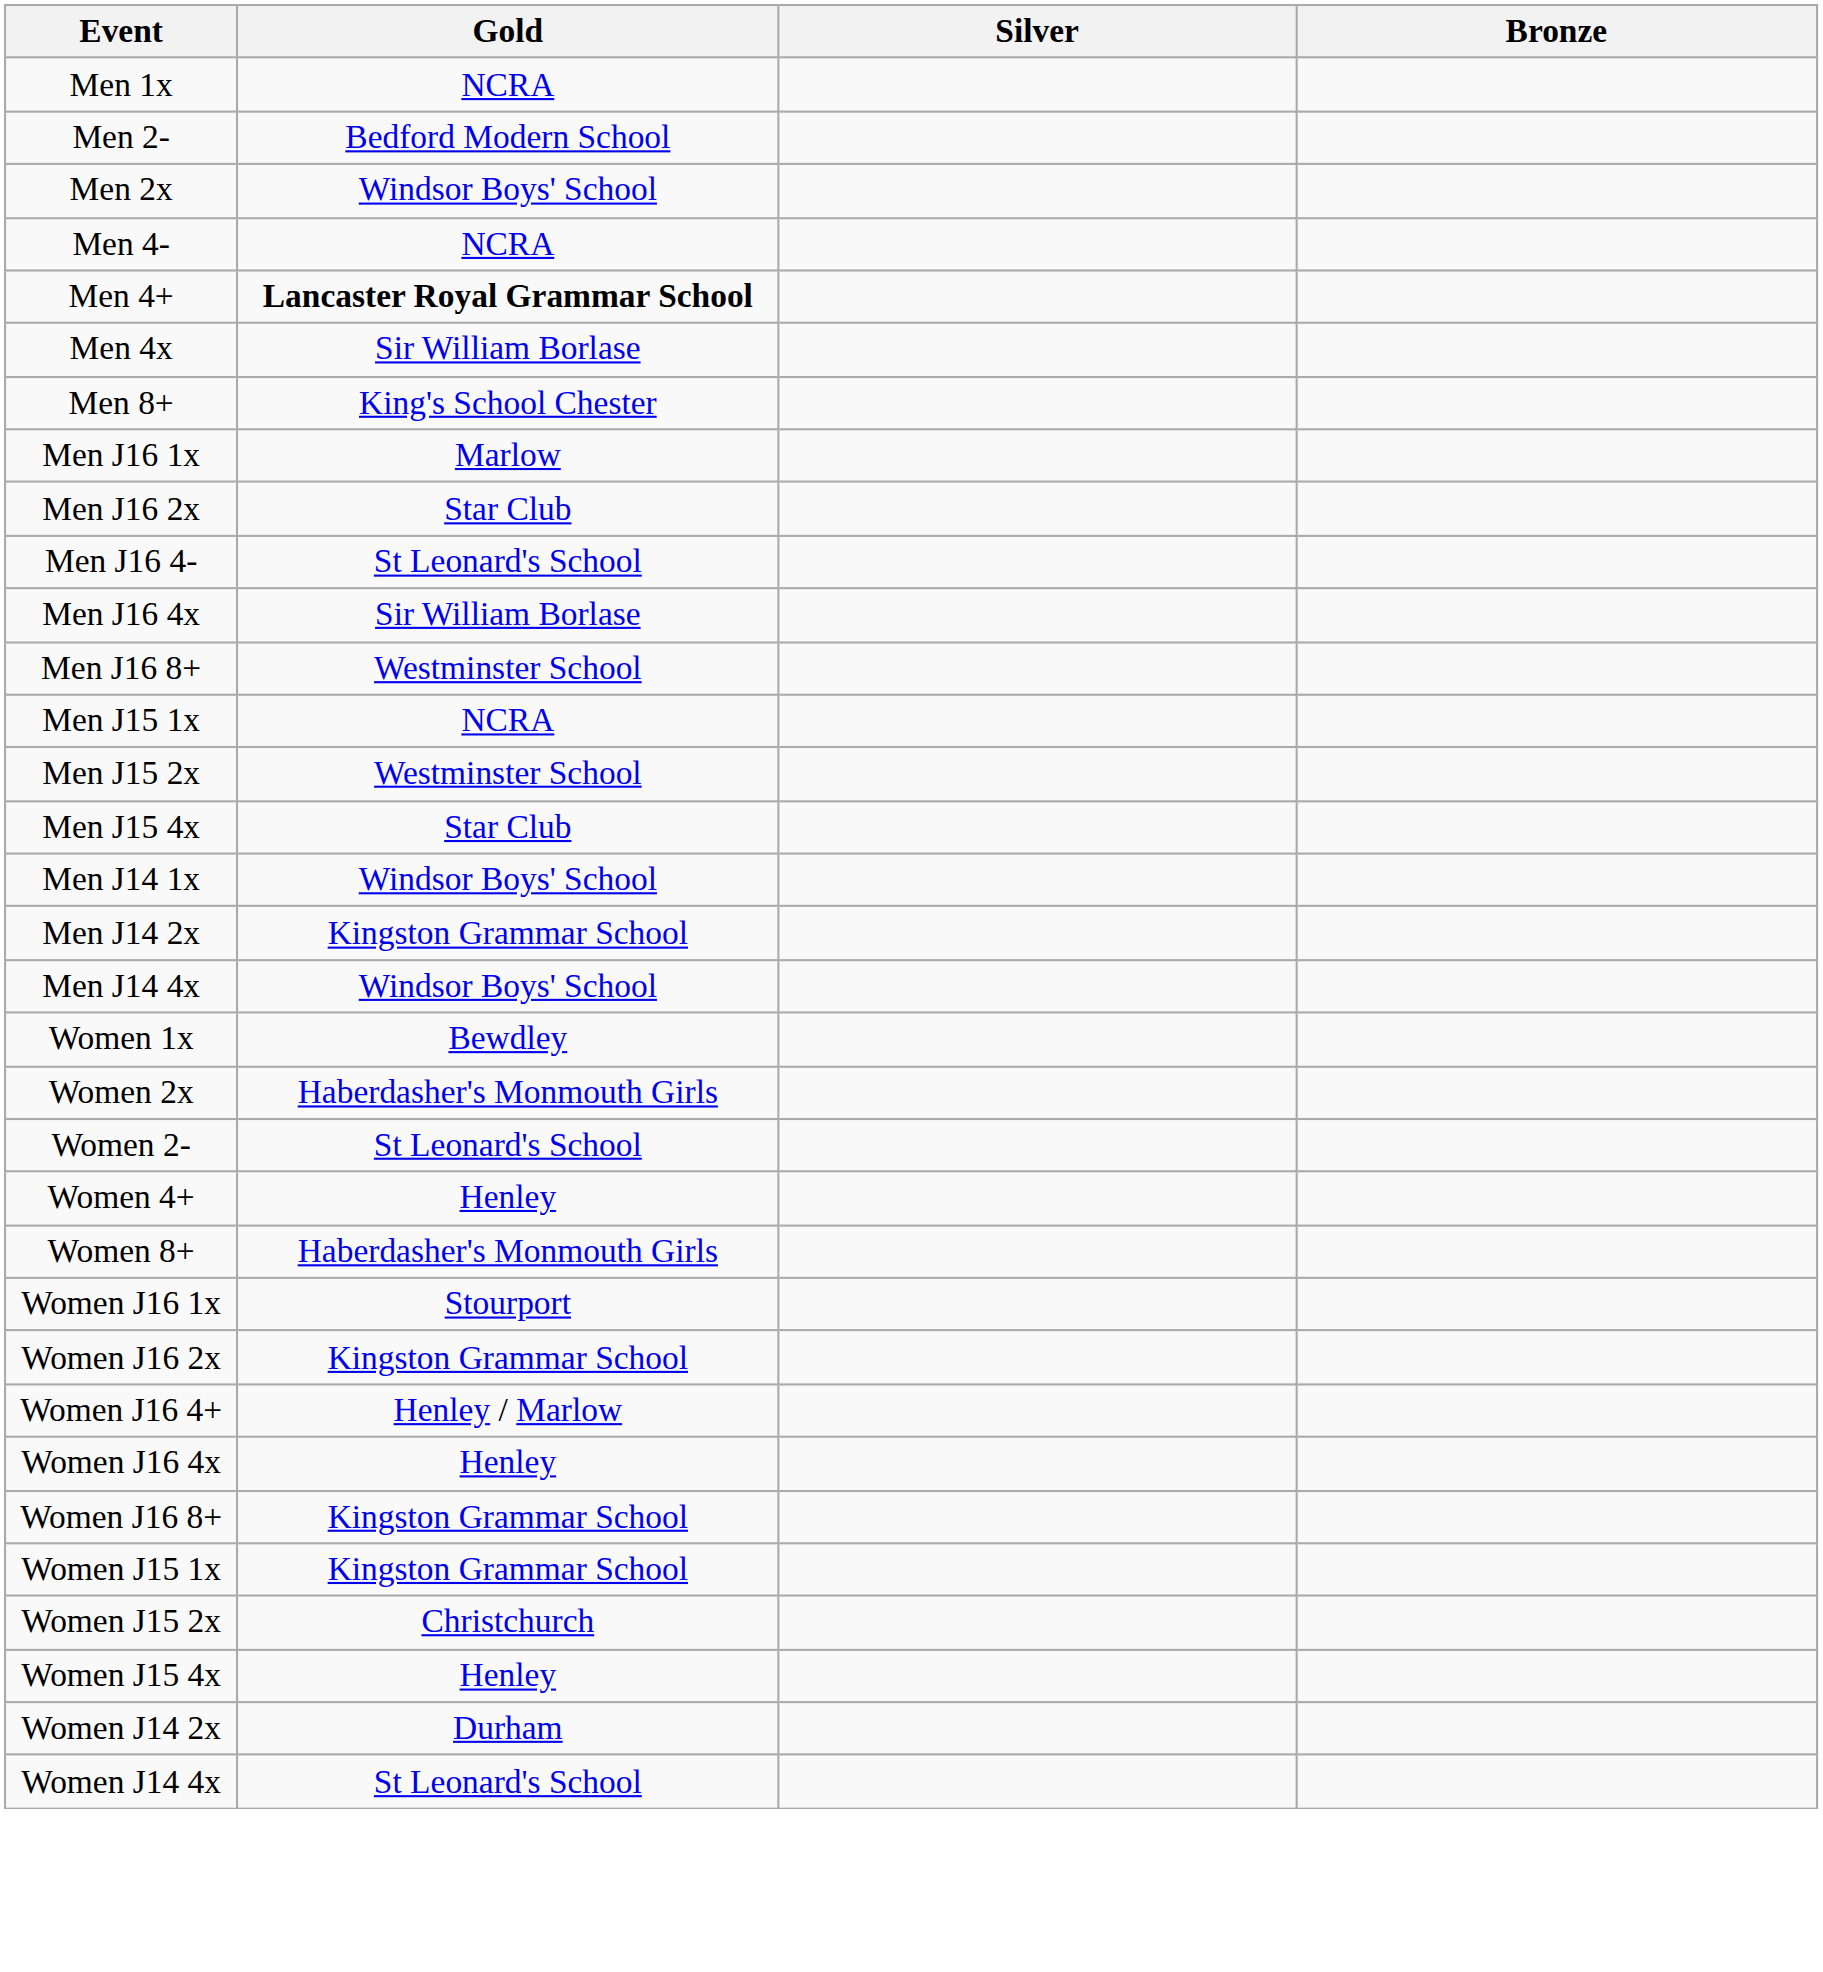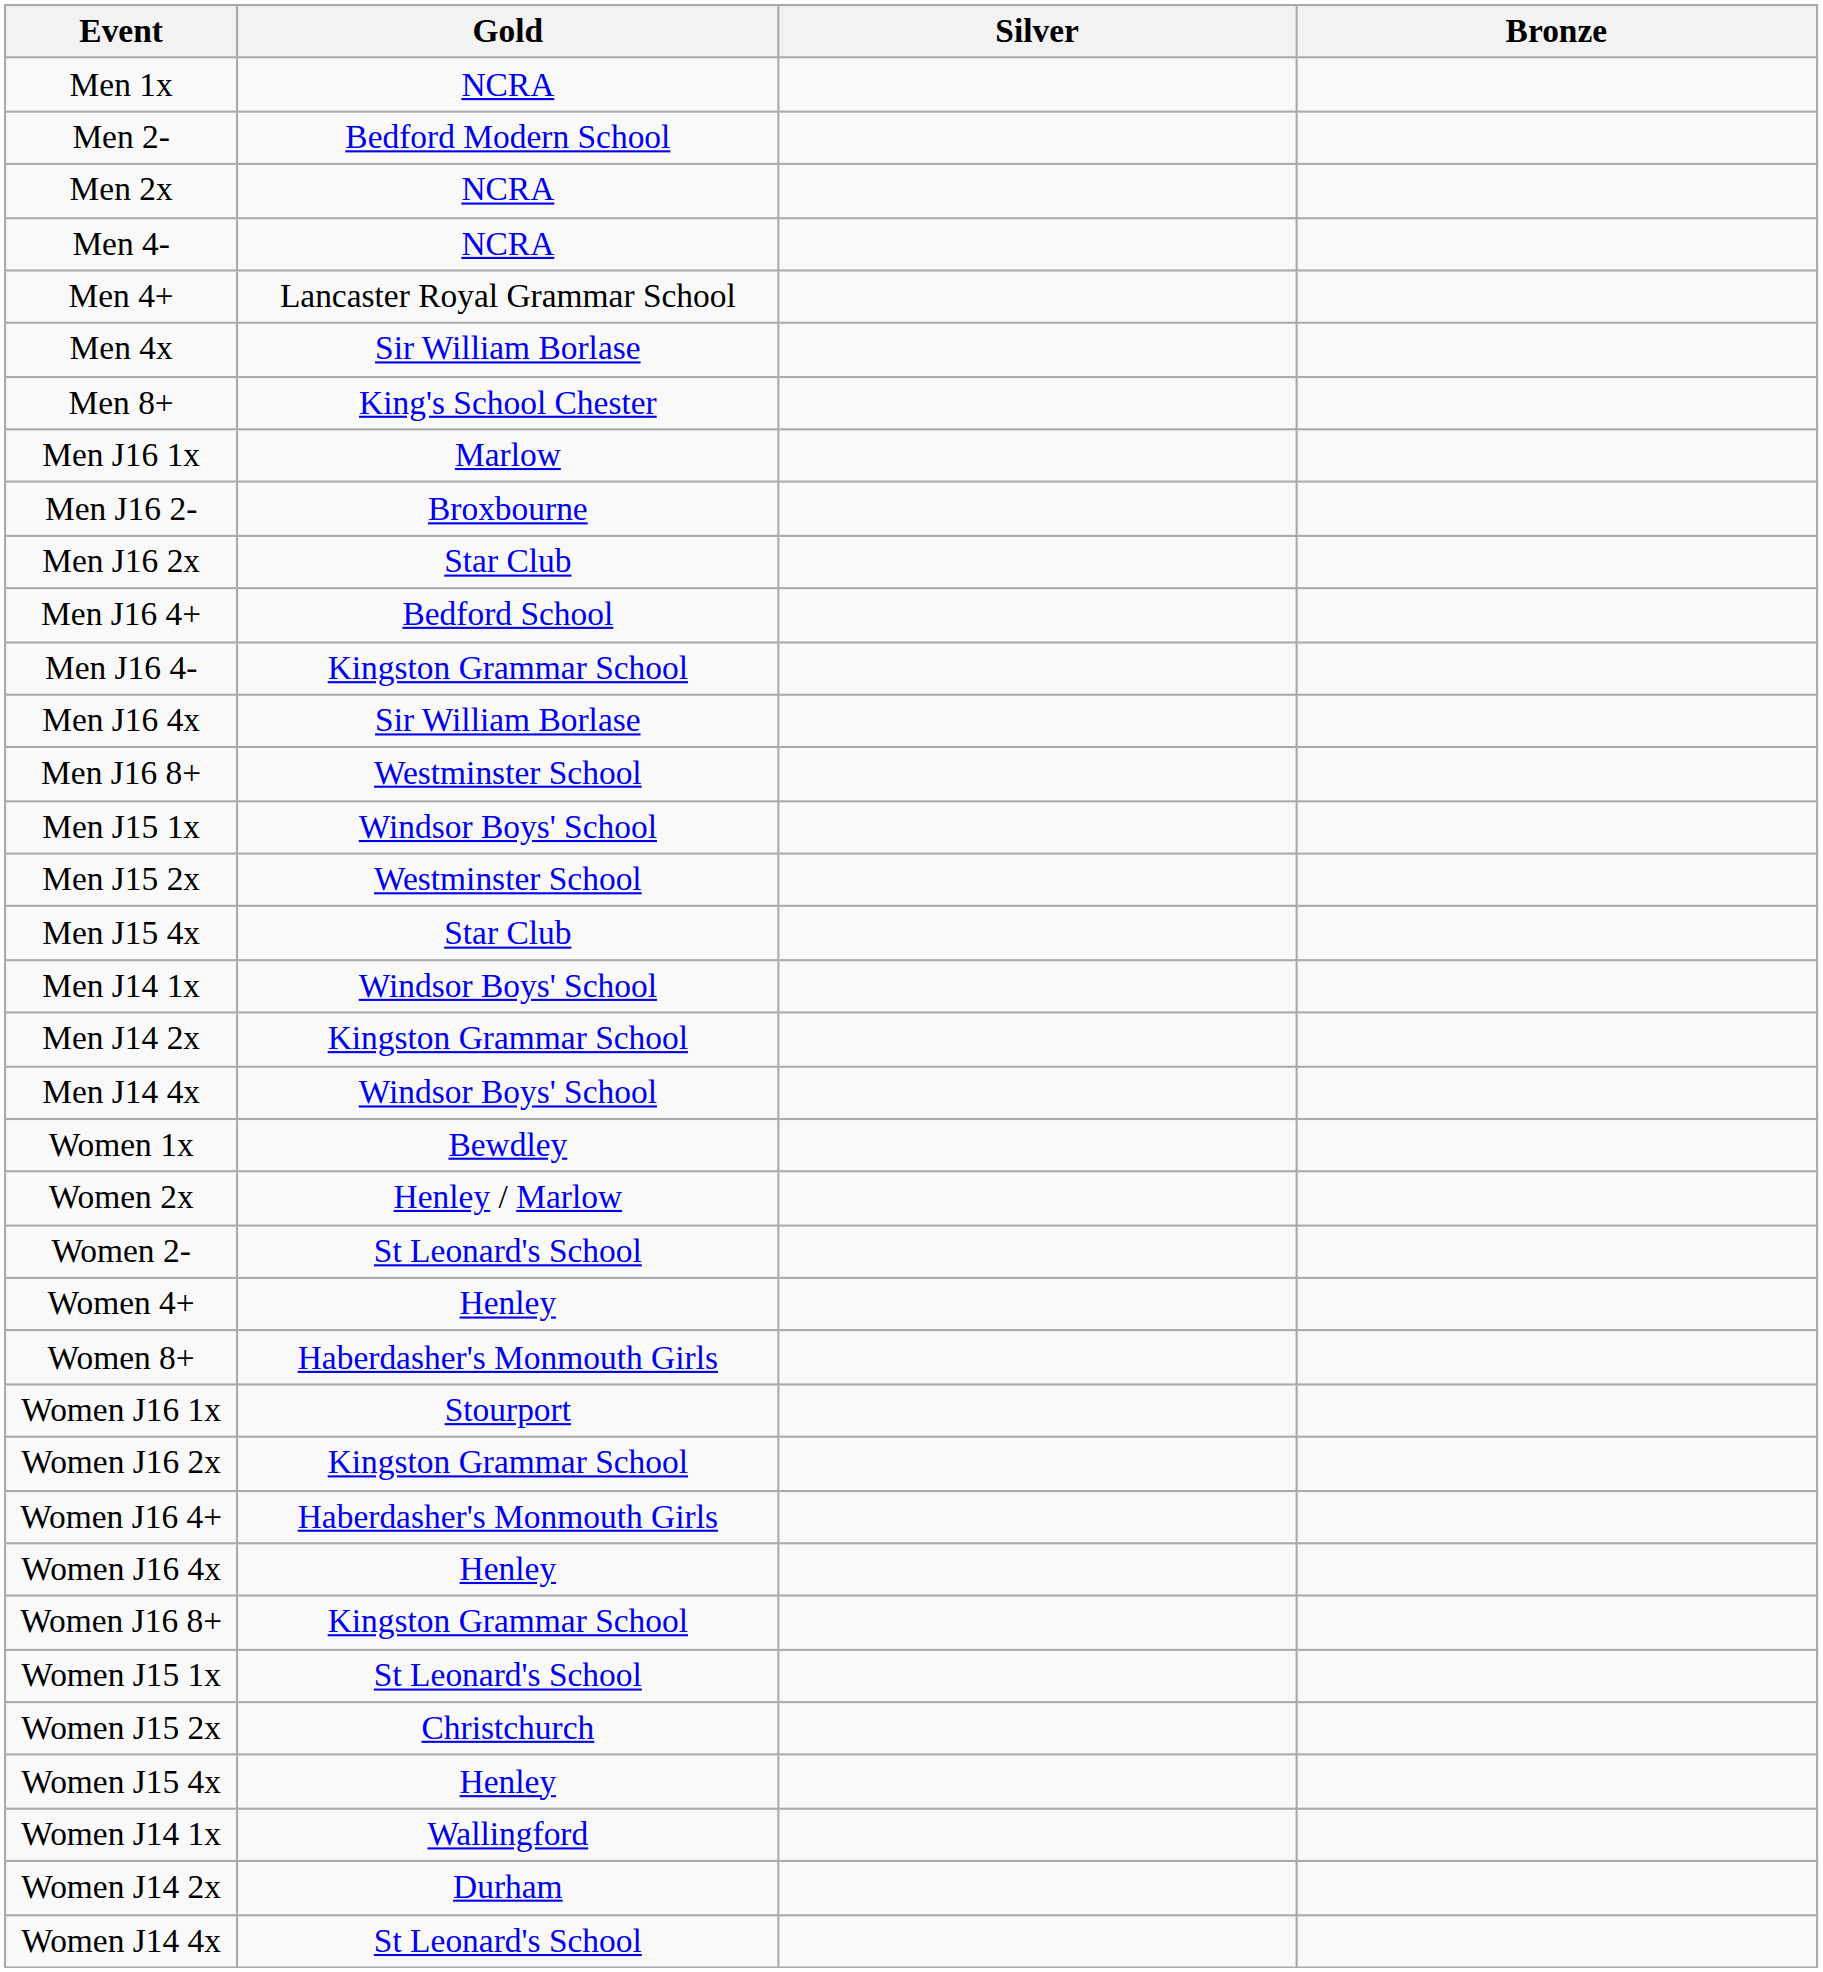(508, 190) Windsor Boys' School -> (508, 190) NCRA
(508, 296) bold -> (508, 296) normal
+ row: (121, 508)
+ row: (121, 614)
(508, 561) St Leonard's School -> (508, 667) Kingston Grammar School
(508, 720) NCRA -> (508, 826) Windsor Boys' School
(508, 1091) Haberdasher's Monmouth Girls -> (508, 1197) Henley / Marlow
(508, 1409) Henley / Marlow -> (508, 1515) Haberdasher's Monmouth Girls
(508, 1568) Kingston Grammar School -> (508, 1675) St Leonard's School
+ row: (121, 1834)
